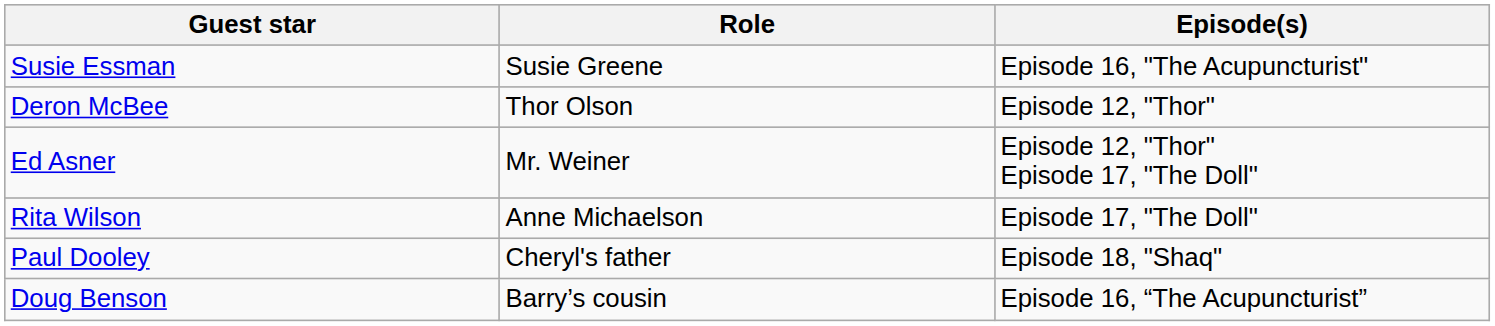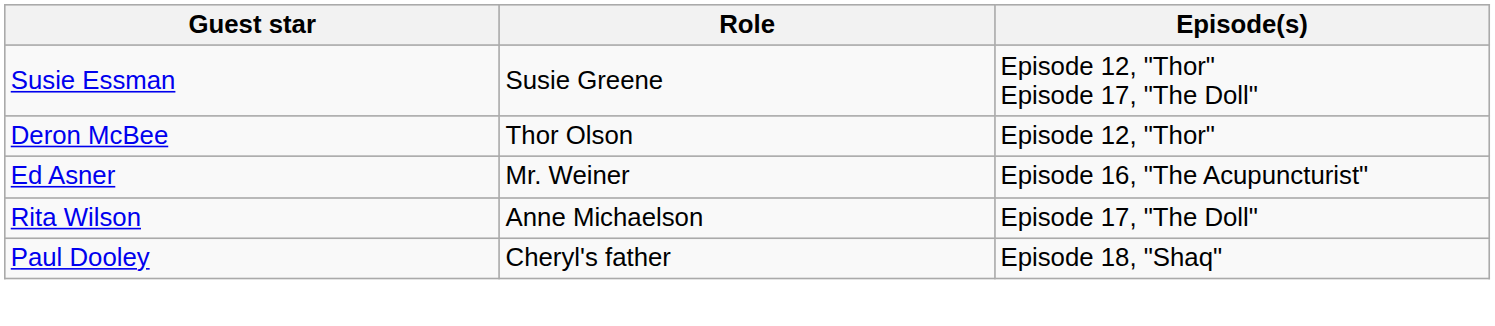(1184, 65) Episode 16, "The Acupuncturist" -> (1129, 80) Episode 12, "Thor" Episode 17, "The Doll"
(1129, 161) Episode 12, "Thor" Episode 17, "The Doll" -> (1184, 176) Episode 16, "The Acupuncturist"
- row: (89, 299)
